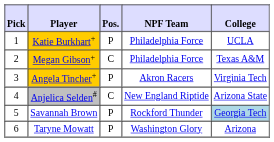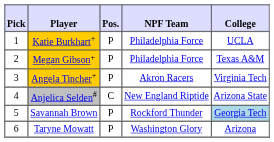(111, 59) C -> (111, 59) P
